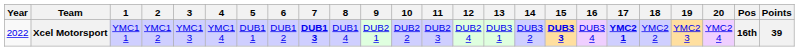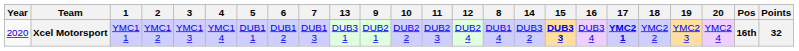columns swapped: (345, 12) <-> (499, 12)
(18, 33) 2022 -> (18, 33) 2020
(314, 33) bold -> (314, 33) normal
(777, 33) 39 -> (776, 33) 32
